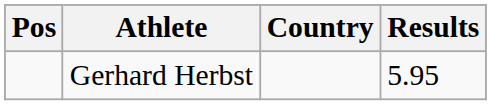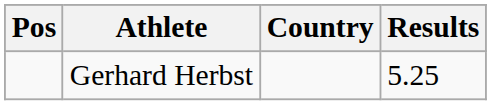(413, 74) 5.95 -> (413, 74) 5.25
